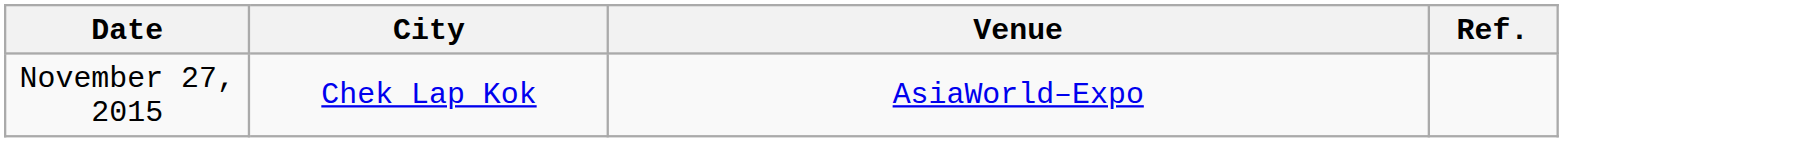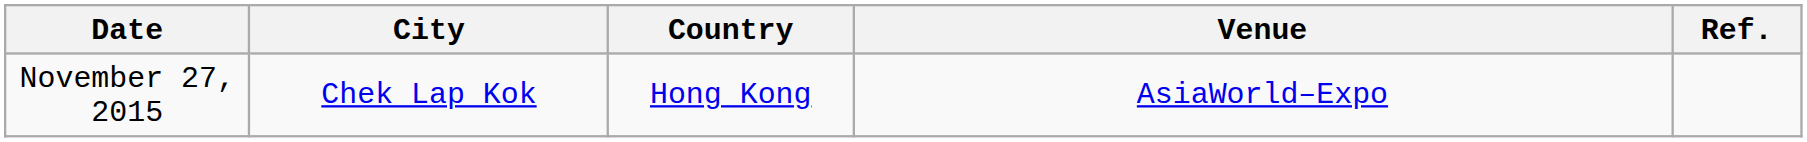+ column: (731, 30)
